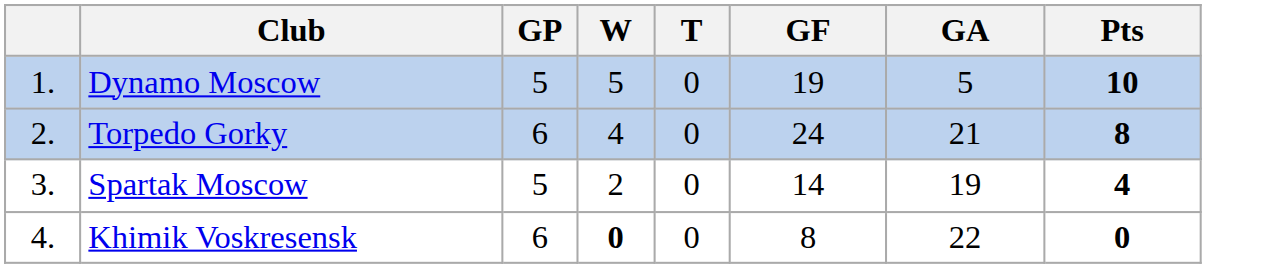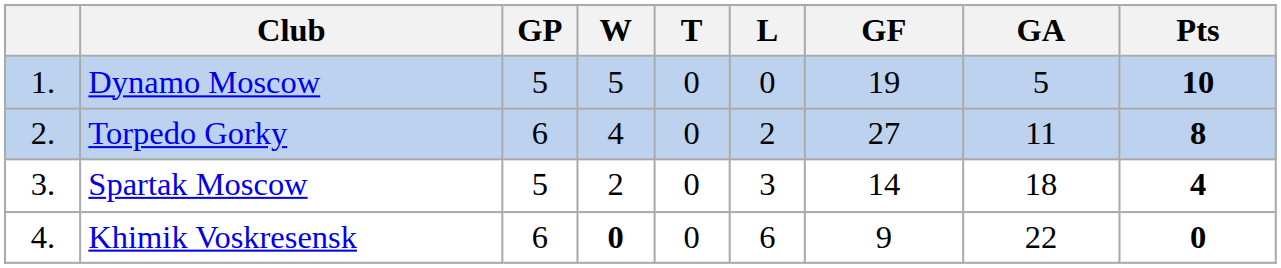+ column: (767, 30)
(808, 133) 24 -> (884, 133) 27
(965, 133) 21 -> (1041, 133) 11
(965, 184) 19 -> (1041, 184) 18
(808, 236) 8 -> (884, 236) 9
